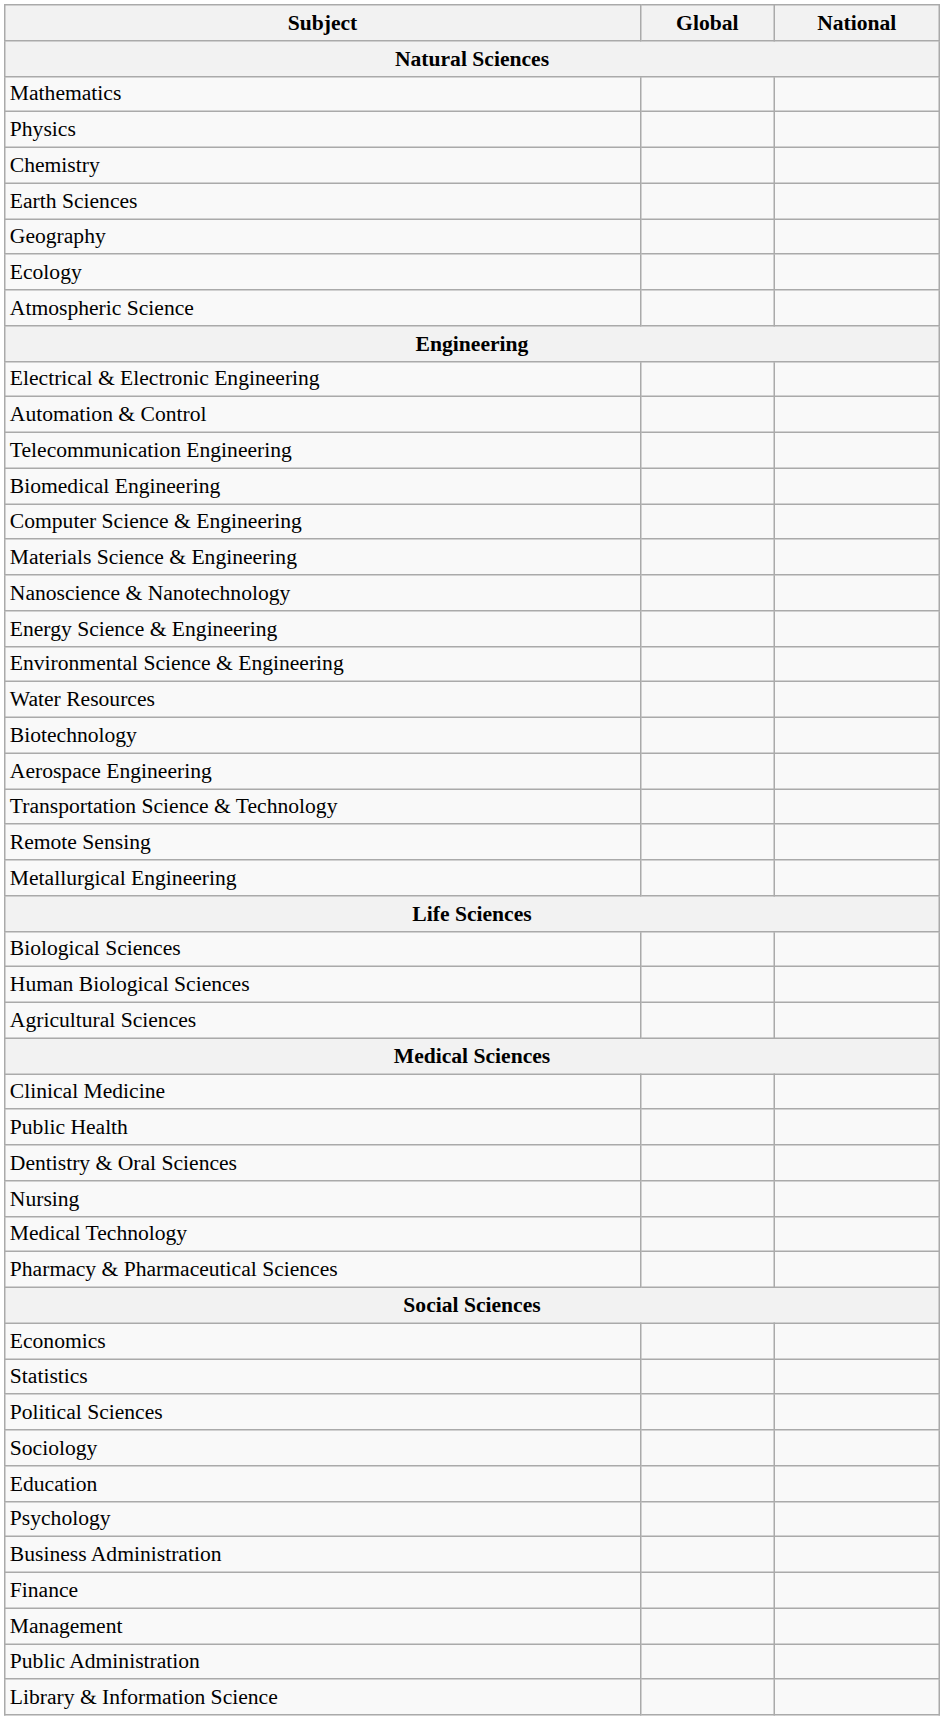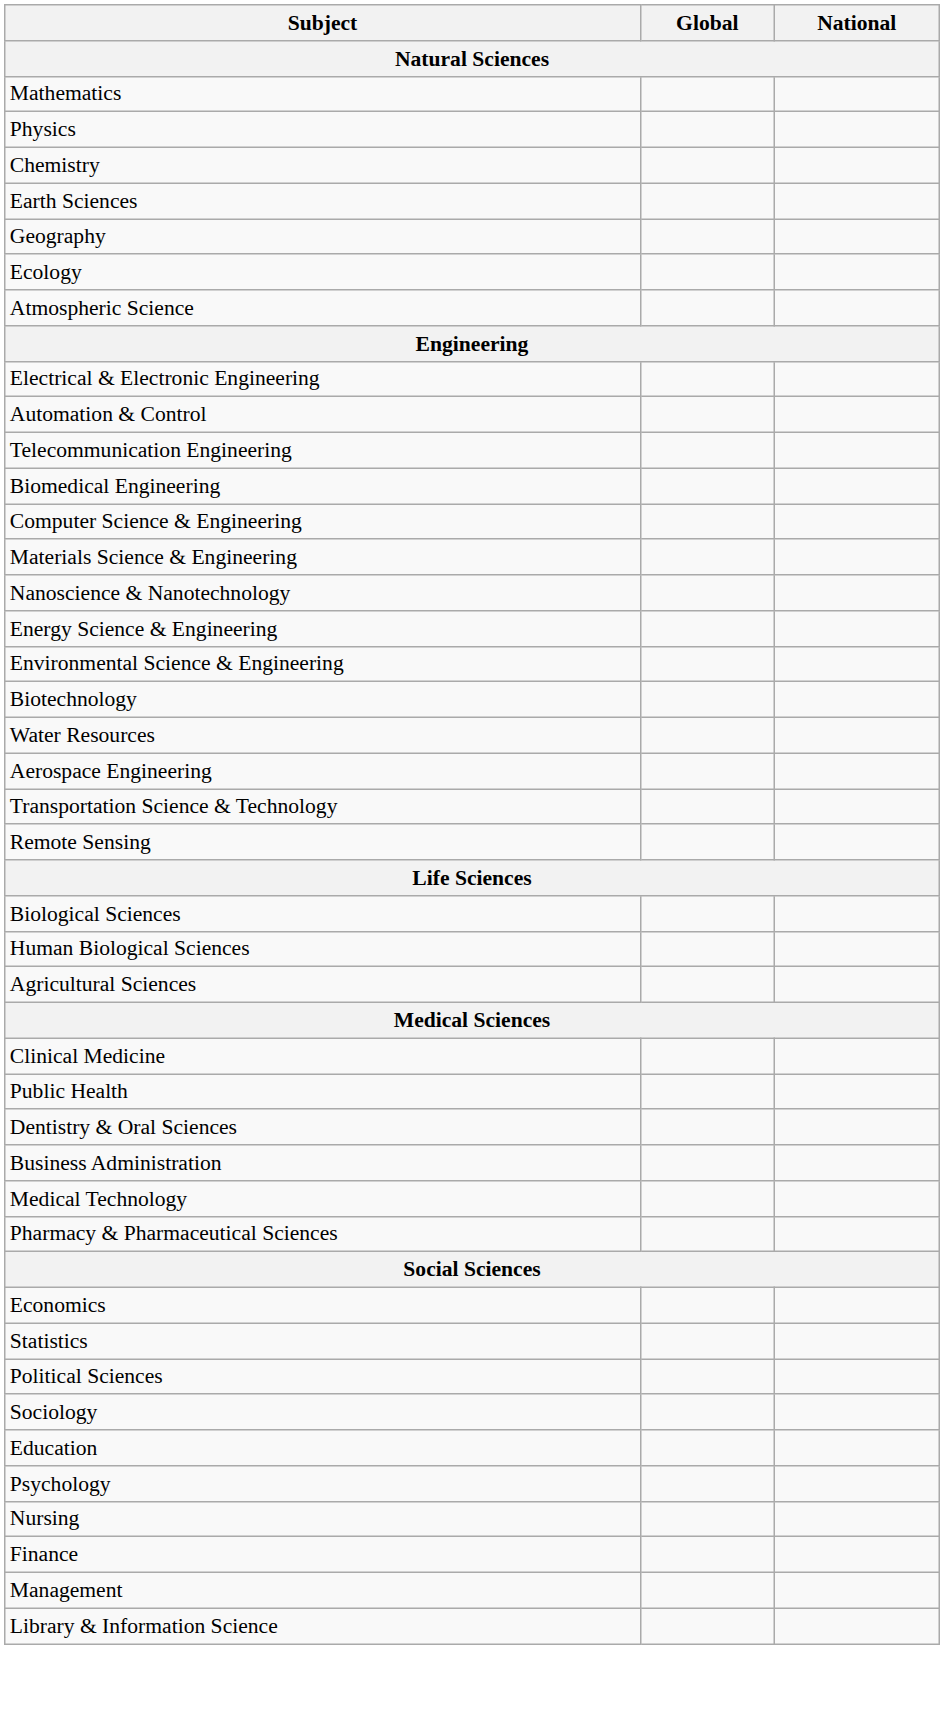rows swapped: (82, 699) <-> (73, 735)
- row: (123, 877)
rows swapped: (45, 1198) <-> (116, 1554)
- row: (105, 1661)
